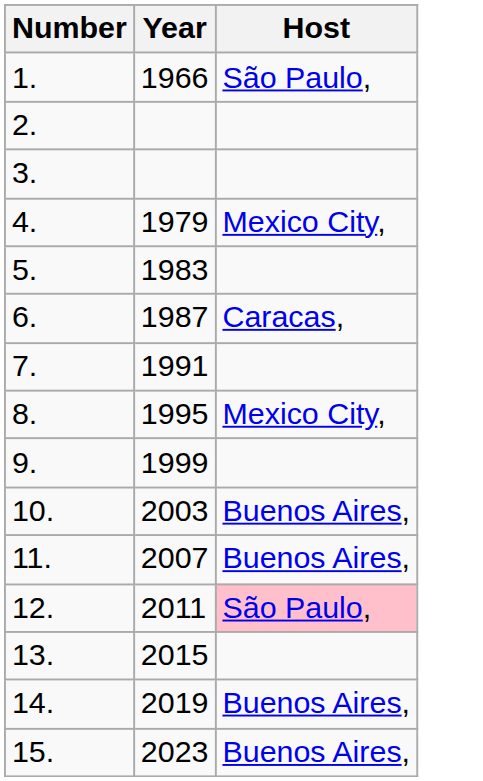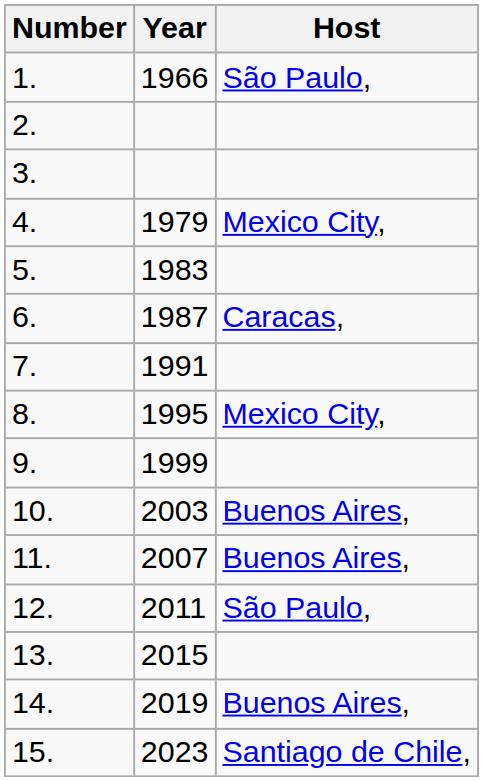(297, 607) pink background -> (297, 607) no background
(316, 751) Buenos Aires, -> (347, 751) Santiago de Chile,
